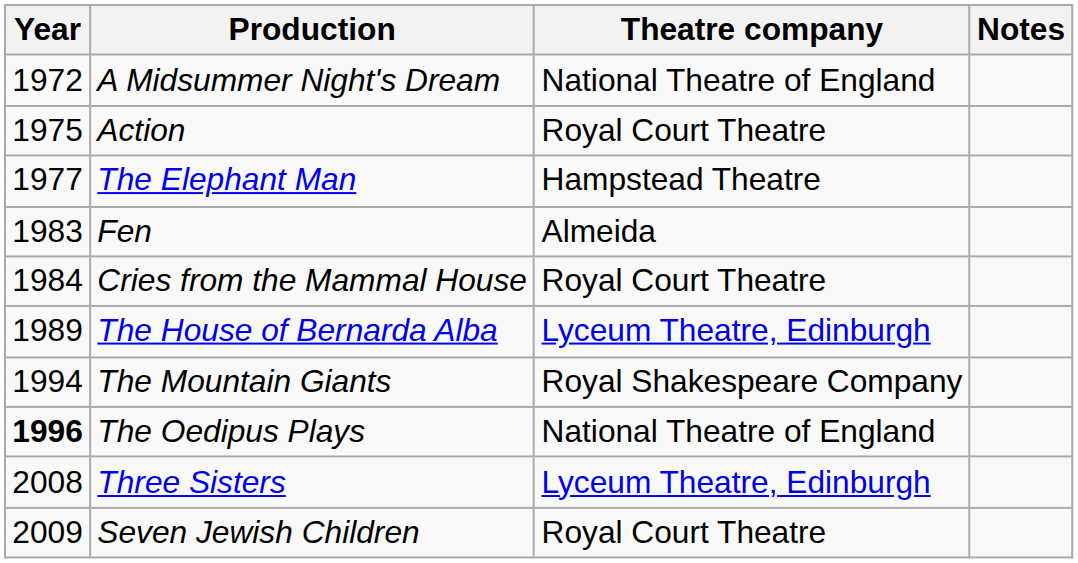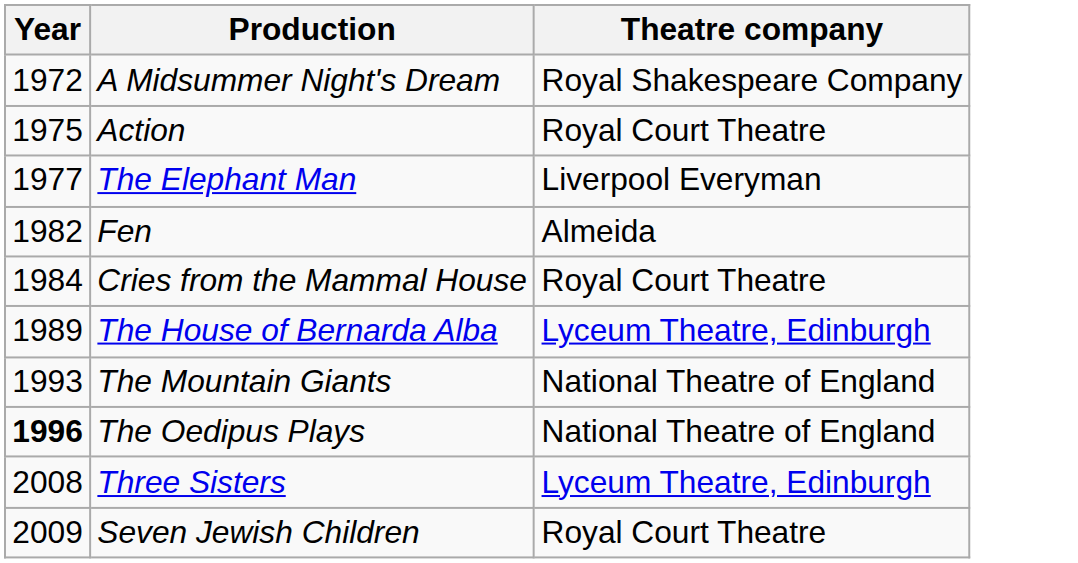- column: (1021, 29)
(739, 79) National Theatre of England -> (752, 79) Royal Shakespeare Company
(681, 180) Hampstead Theatre -> (682, 180) Liverpool Everyman
(48, 230) 1983 -> (48, 230) 1982
(48, 381) 1994 -> (48, 381) 1993
(752, 381) Royal Shakespeare Company -> (739, 381) National Theatre of England
